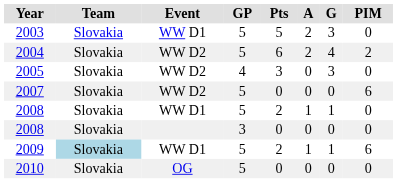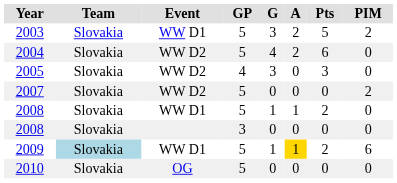columns swapped: (331, 13) <-> (279, 13)
(368, 33) 0 -> (368, 33) 2
(368, 52) 2 -> (368, 52) 0
(368, 91) 6 -> (368, 91) 2
(308, 149) no background -> (296, 149) gold background
